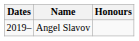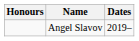columns swapped: (19, 12) <-> (113, 12)
